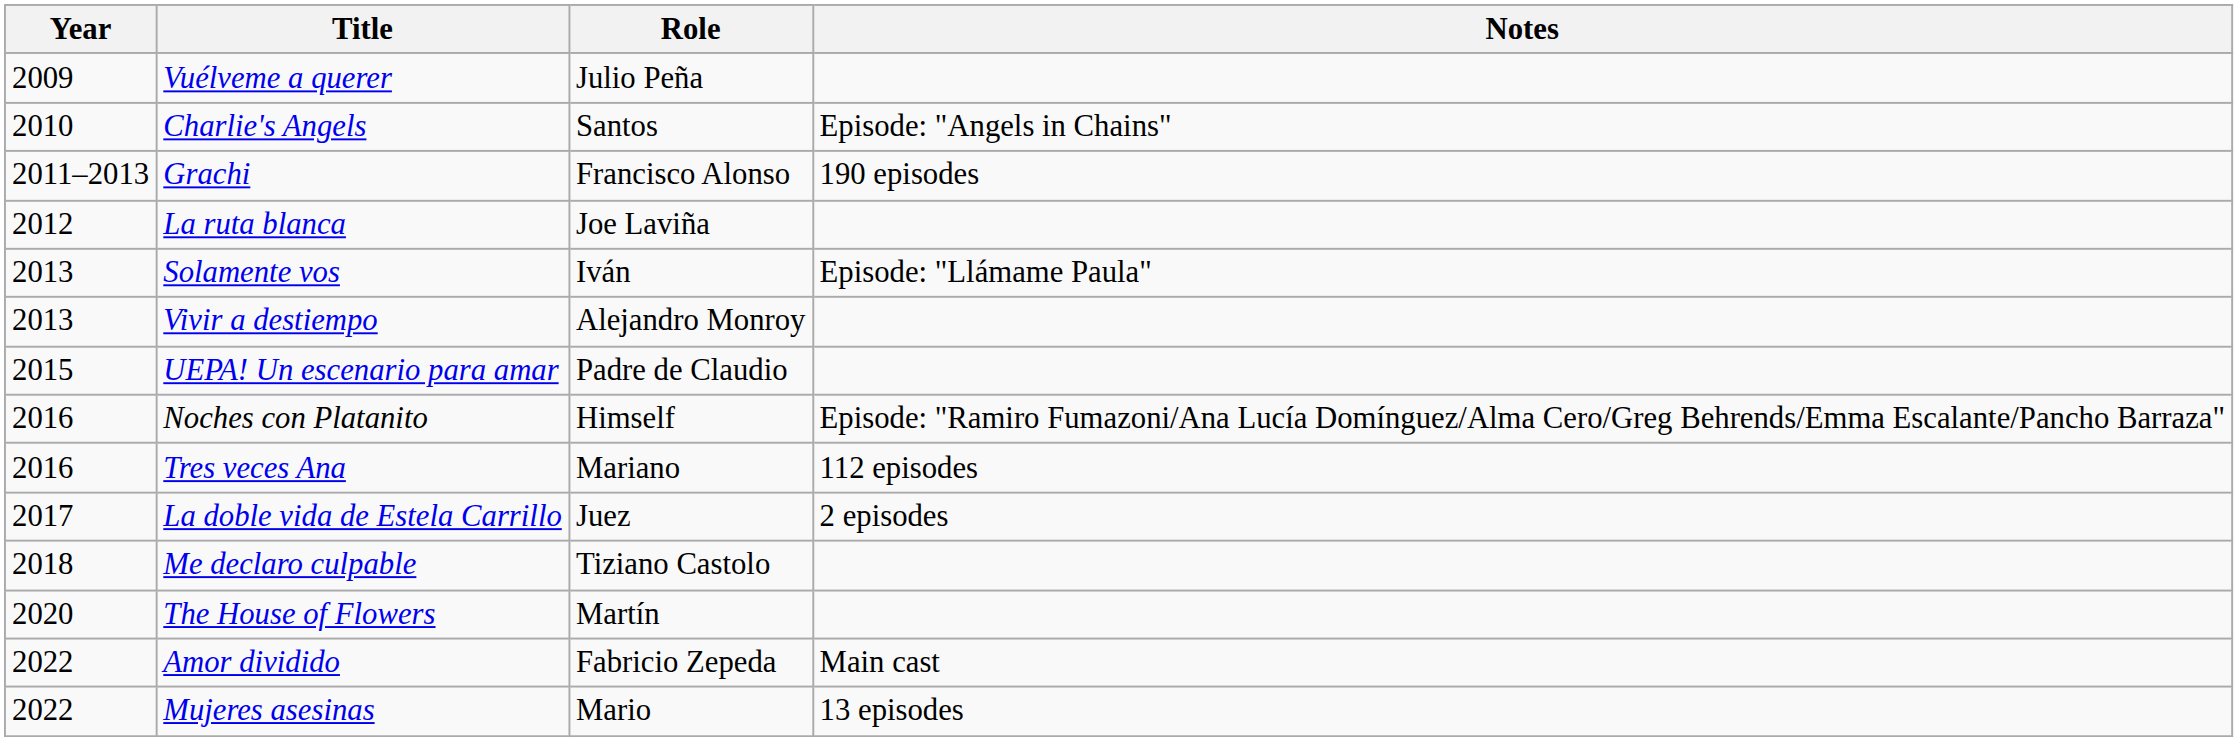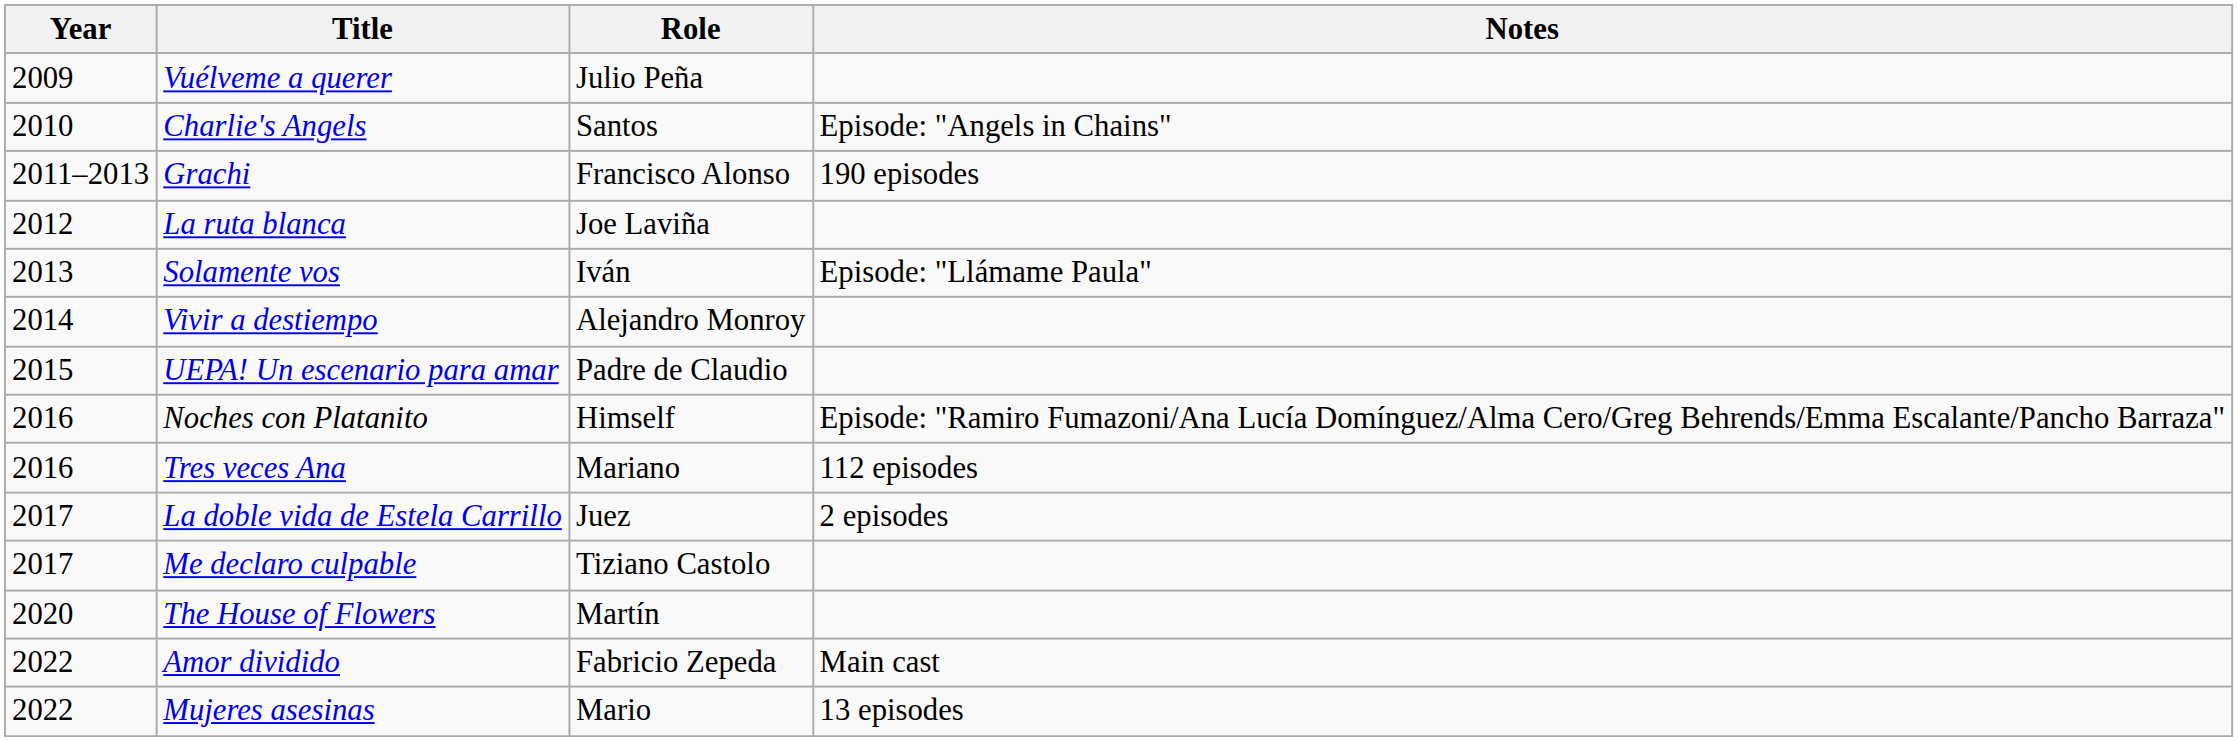(43, 321) 2013 -> (43, 321) 2014
(43, 564) 2018 -> (43, 564) 2017
